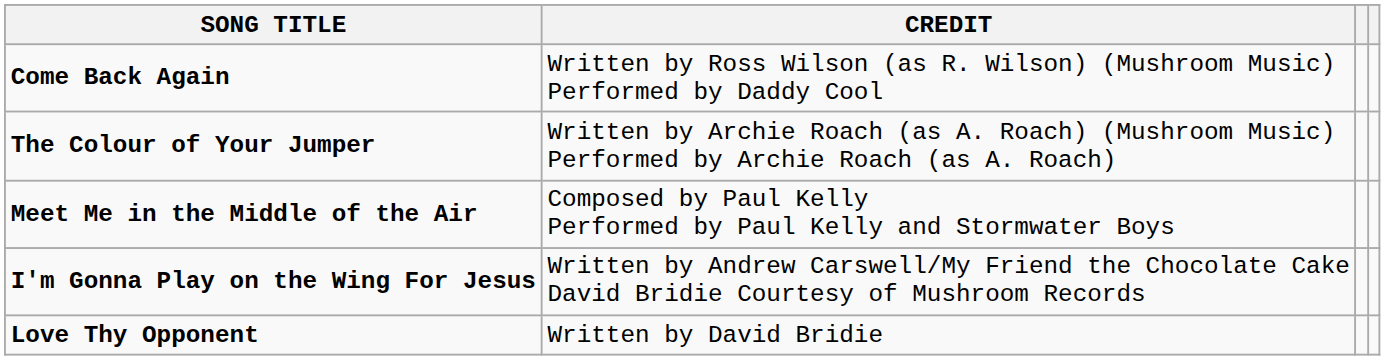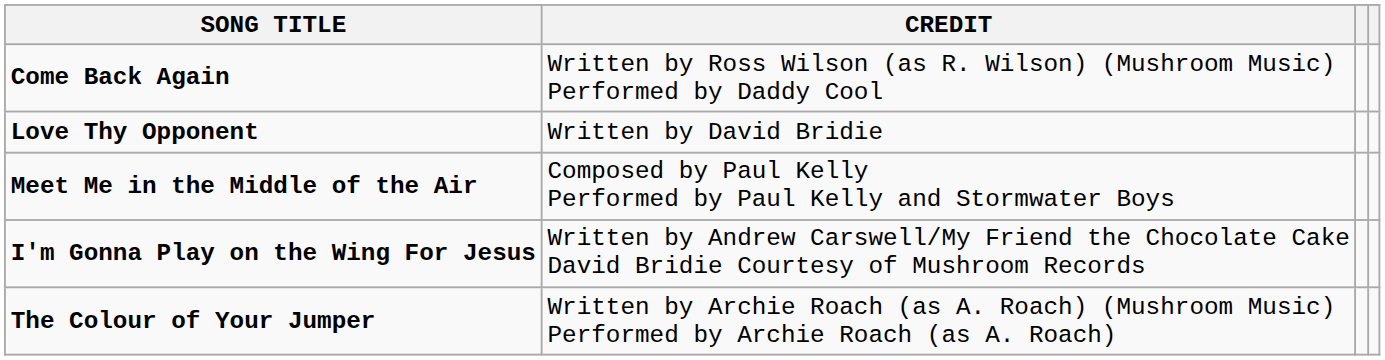rows swapped: (193, 146) <-> (135, 335)
